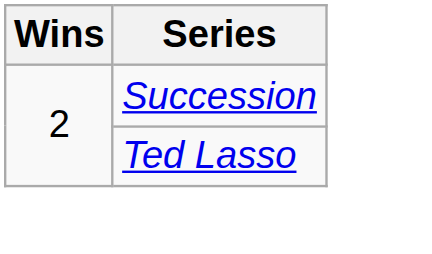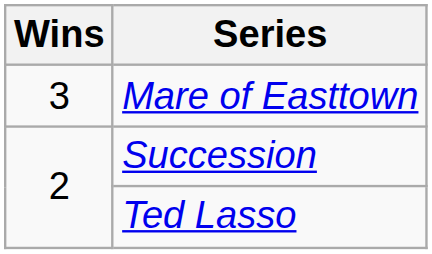+ row: (270, 95)
